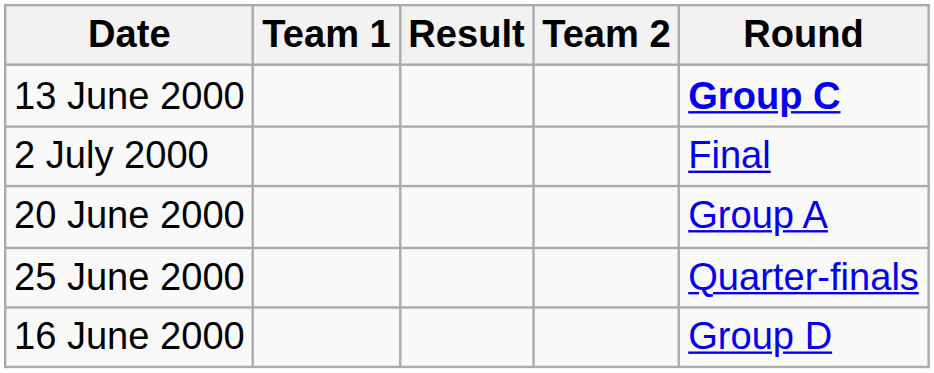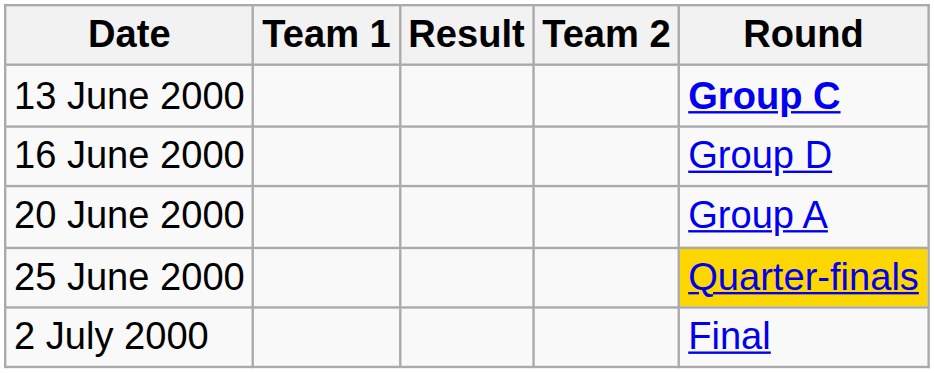rows swapped: (129, 336) <-> (111, 155)
(804, 276) no background -> (804, 276) gold background
